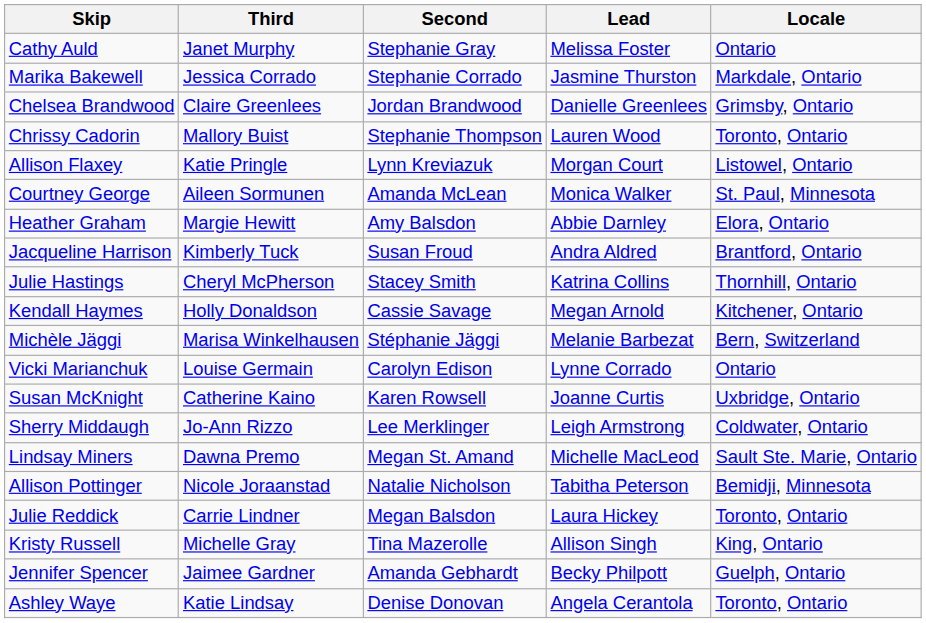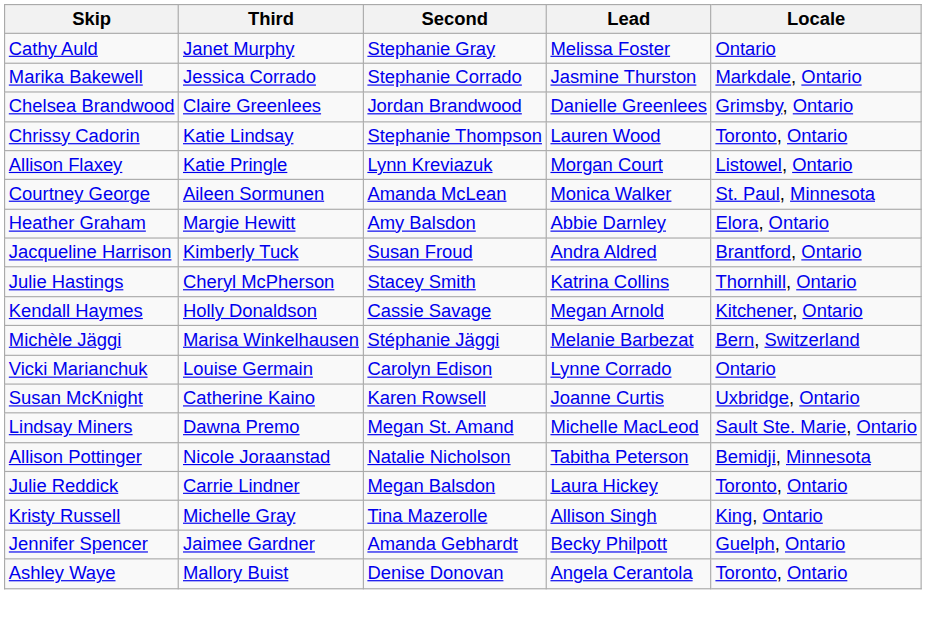(236, 135) Mallory Buist -> (238, 135) Katie Lindsay
- row: (79, 427)
(238, 602) Katie Lindsay -> (236, 573) Mallory Buist
